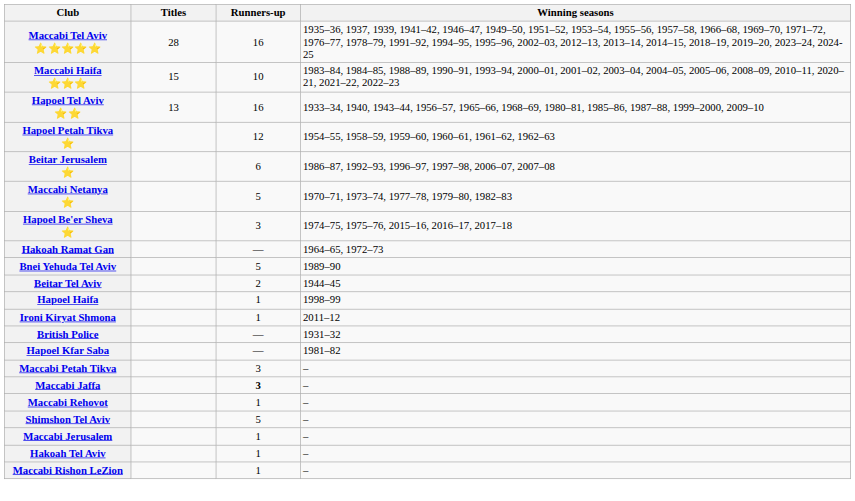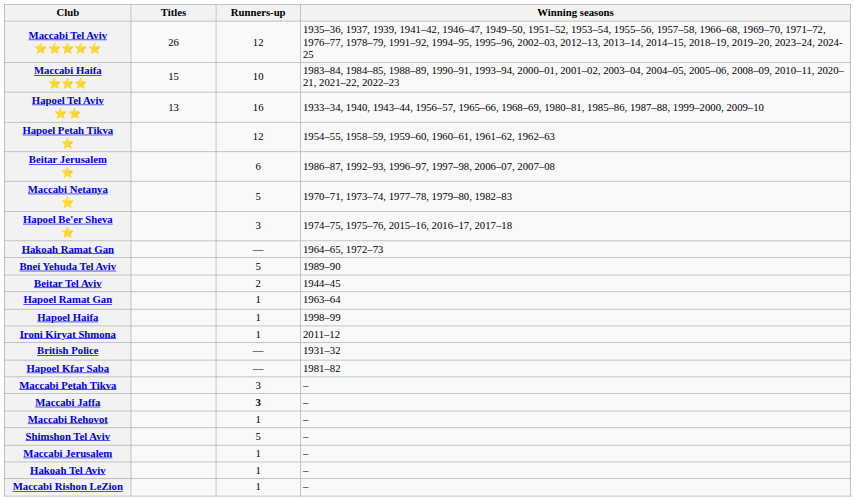(174, 42) 28 -> (174, 42) 26
(258, 42) 16 -> (258, 42) 12
+ row: (68, 300)
